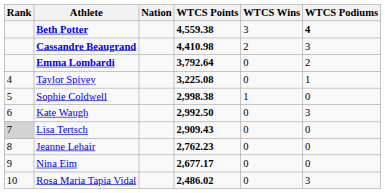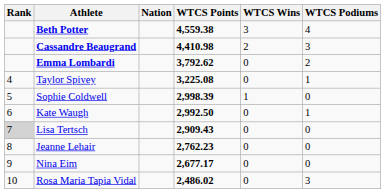(308, 29) bold -> (308, 29) normal
(195, 63) 3,792.64 -> (195, 63) 3,792.62
(195, 96) 2,998.38 -> (195, 96) 2,998.39
(308, 113) 3 -> (308, 113) 1
